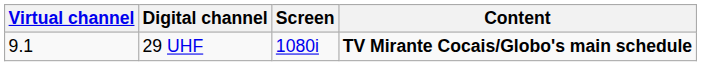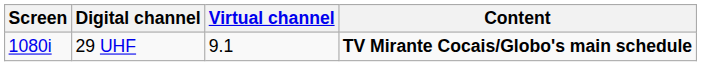columns swapped: (72, 18) <-> (305, 18)
